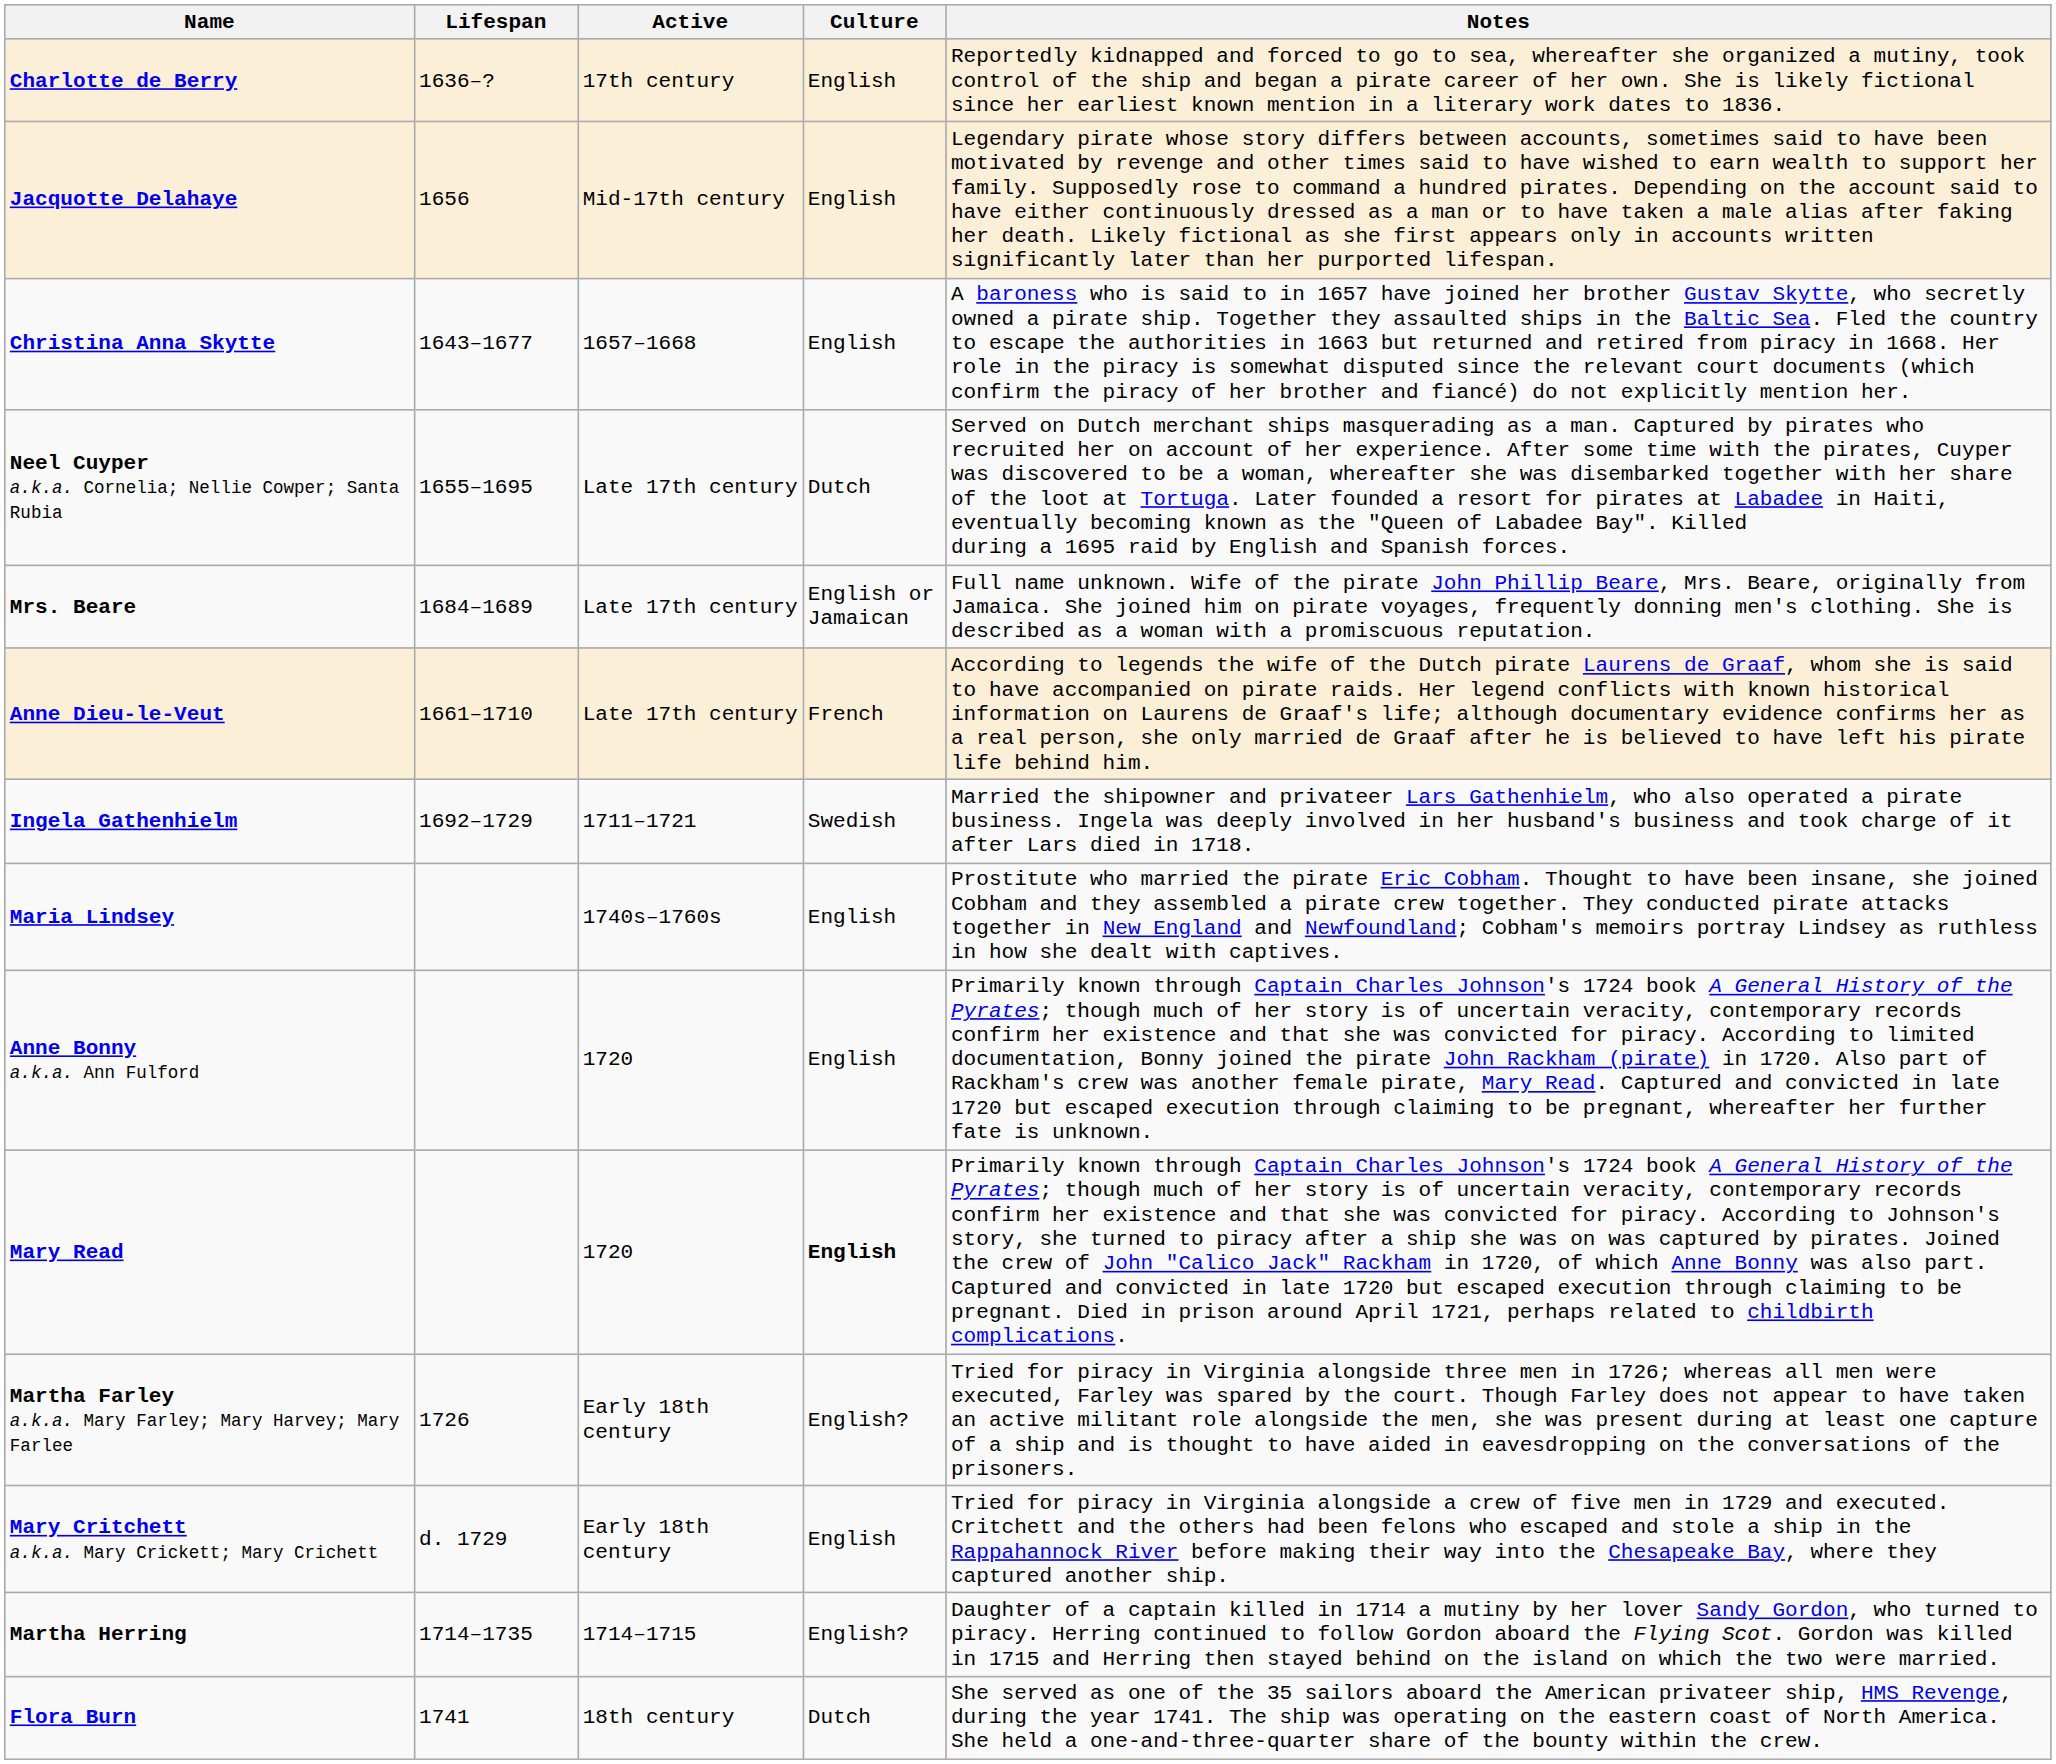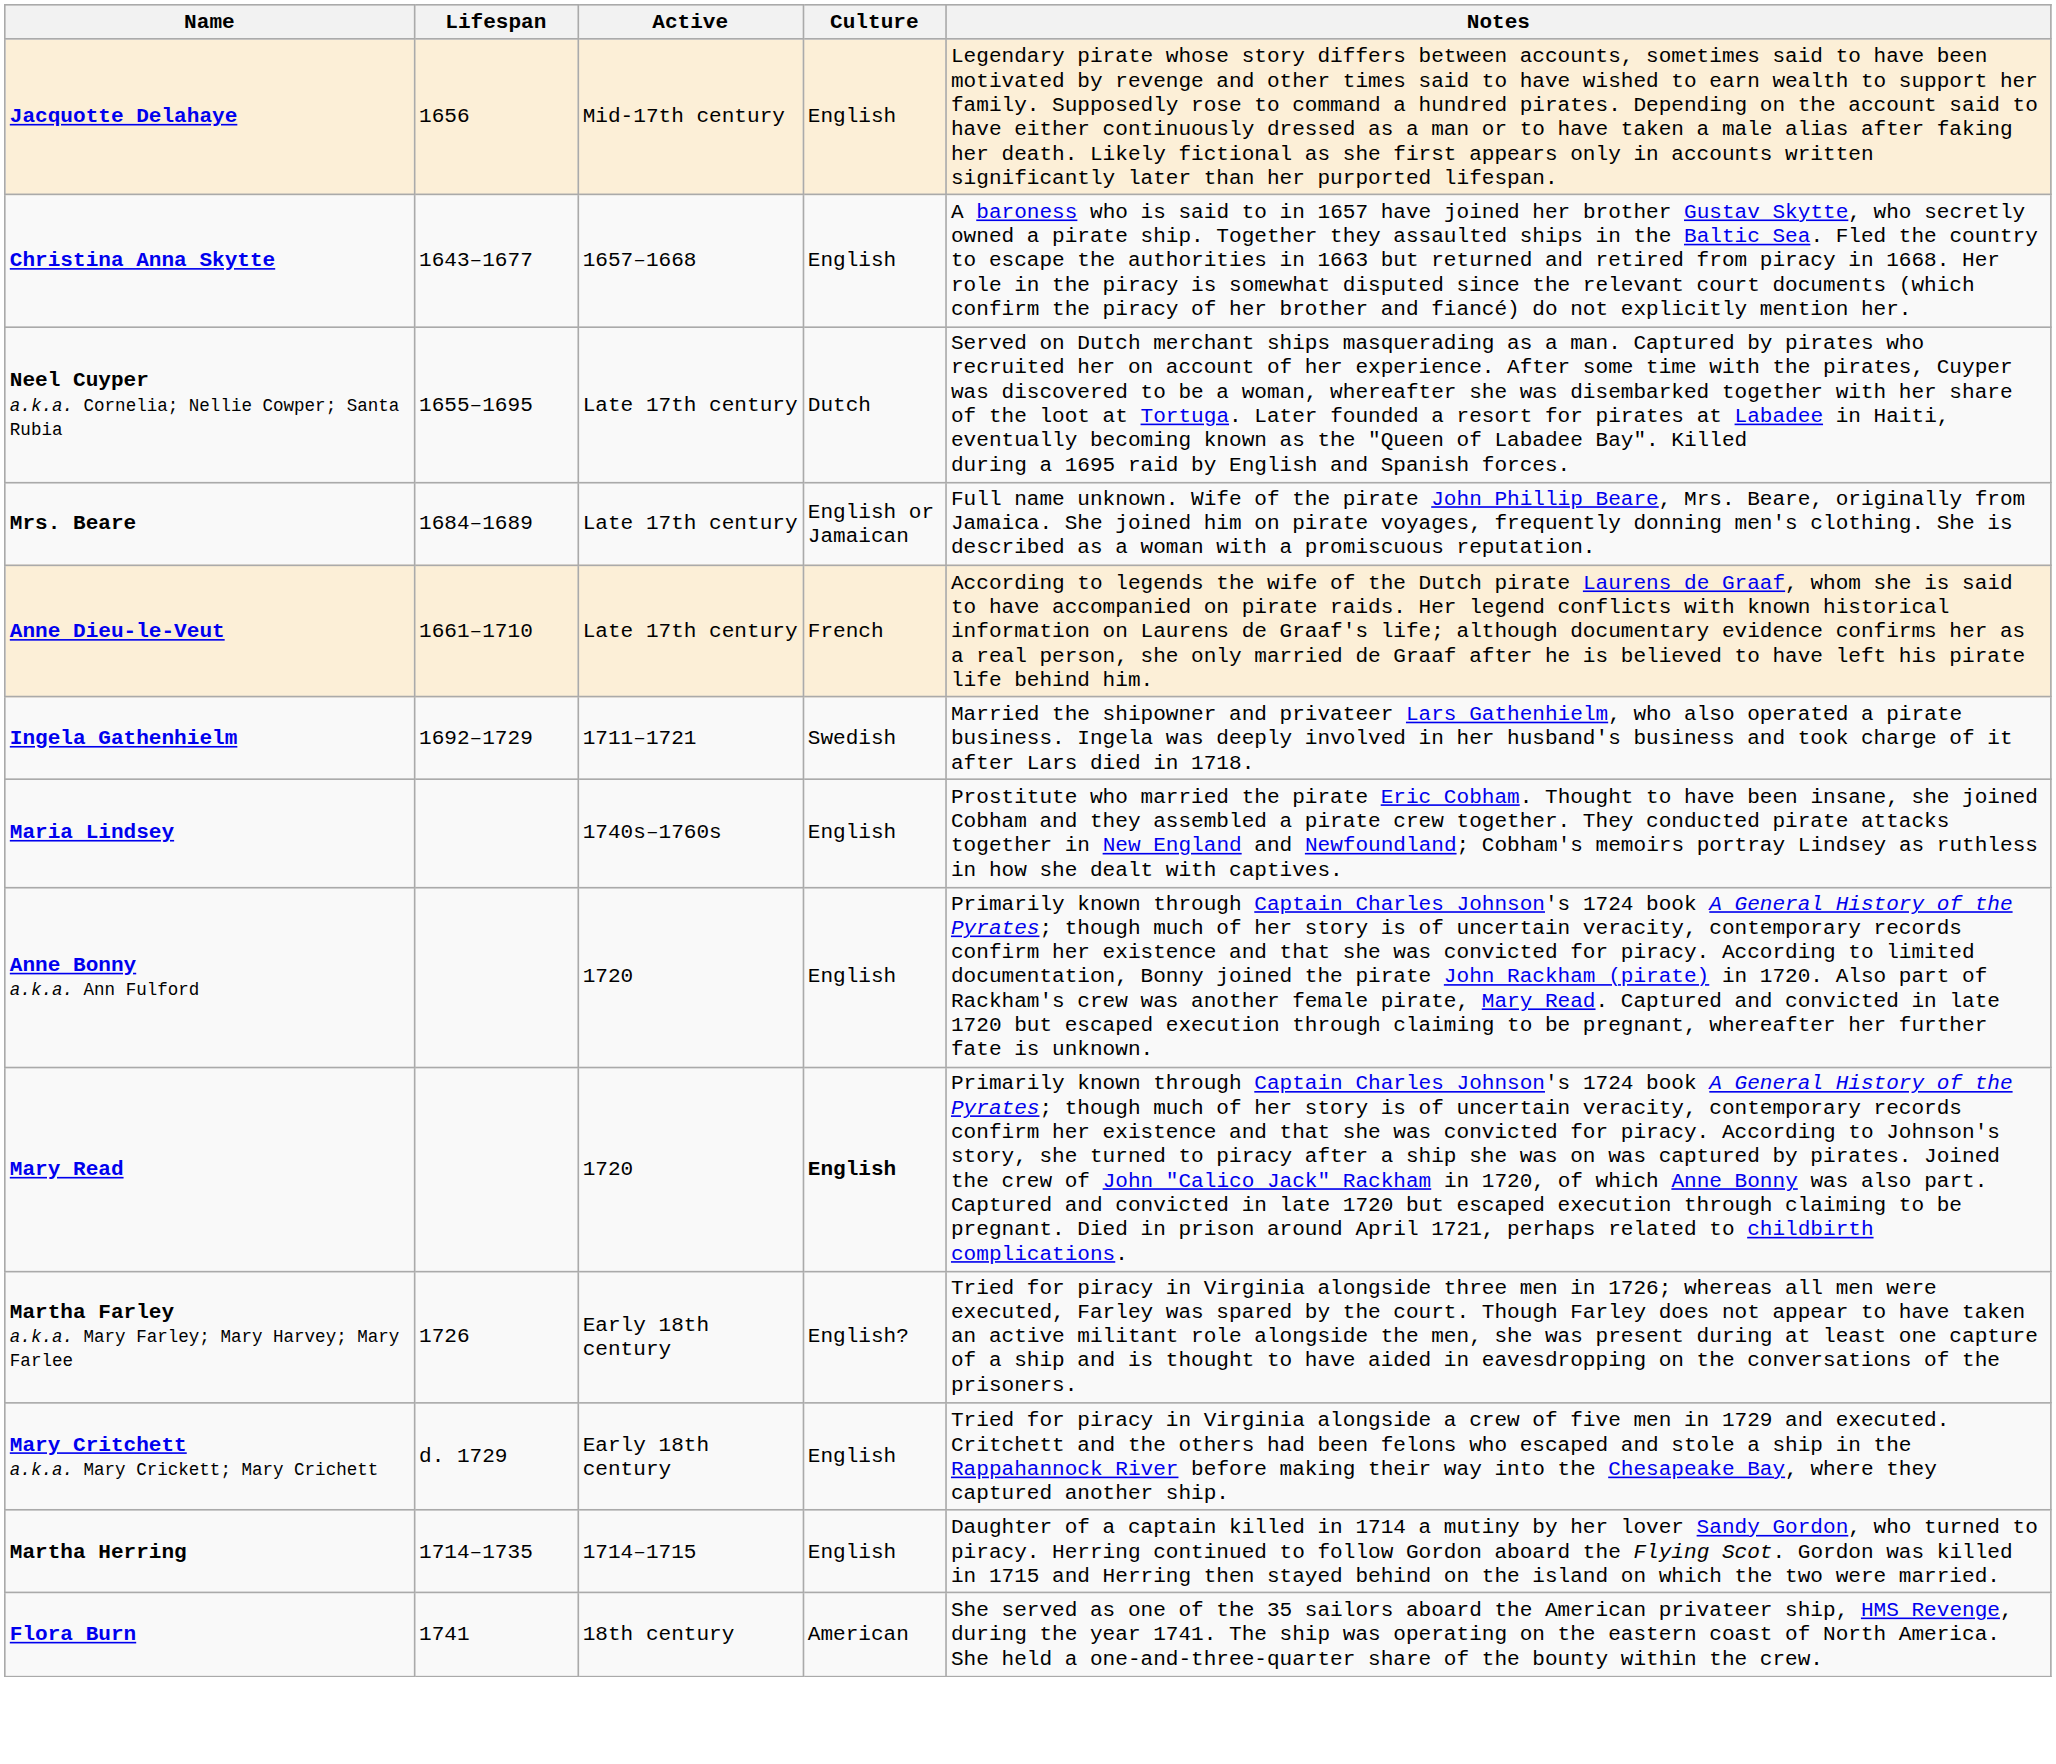- row: (124, 81)
(858, 1635) English? -> (852, 1552) English
(839, 1718) Dutch -> (858, 1635) American
